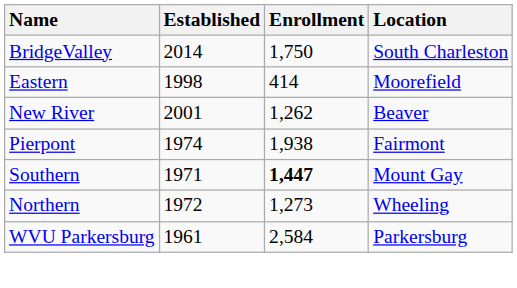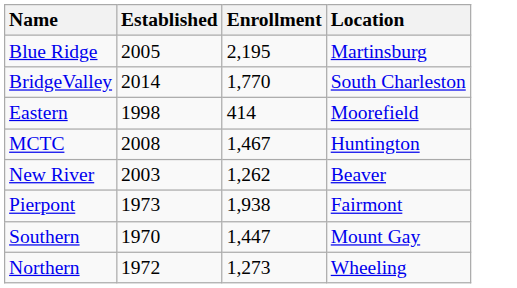+ row: (53, 50)
(291, 50) 1,750 -> (249, 81) 1,770
+ row: (37, 143)
(183, 112) 2001 -> (141, 174) 2003
(183, 143) 1974 -> (141, 205) 1973
(183, 174) 1971 -> (141, 236) 1970
(291, 174) bold -> (249, 236) normal
- row: (82, 236)
